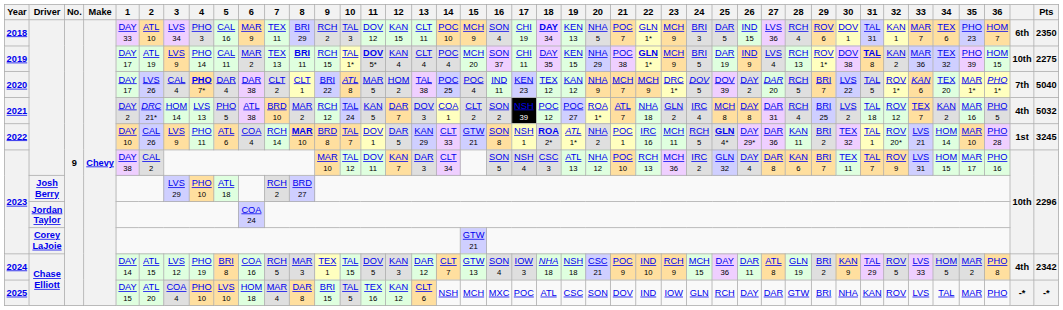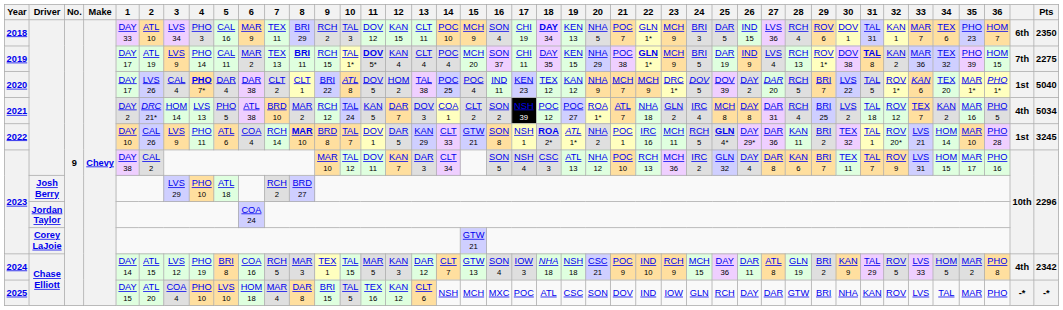(1022, 59) 10th -> (1022, 59) 7th
(373, 84) MAR 5 -> (373, 84) DOV 5
(1022, 85) 7th -> (1022, 85) 1st
(1046, 111) 5032 -> (1046, 111) 5034
(373, 266) DOV 5 -> (373, 266) MAR 5
